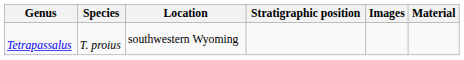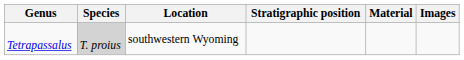columns swapped: (434, 13) <-> (387, 13)
(100, 45) no background -> (100, 45) lightgrey background
